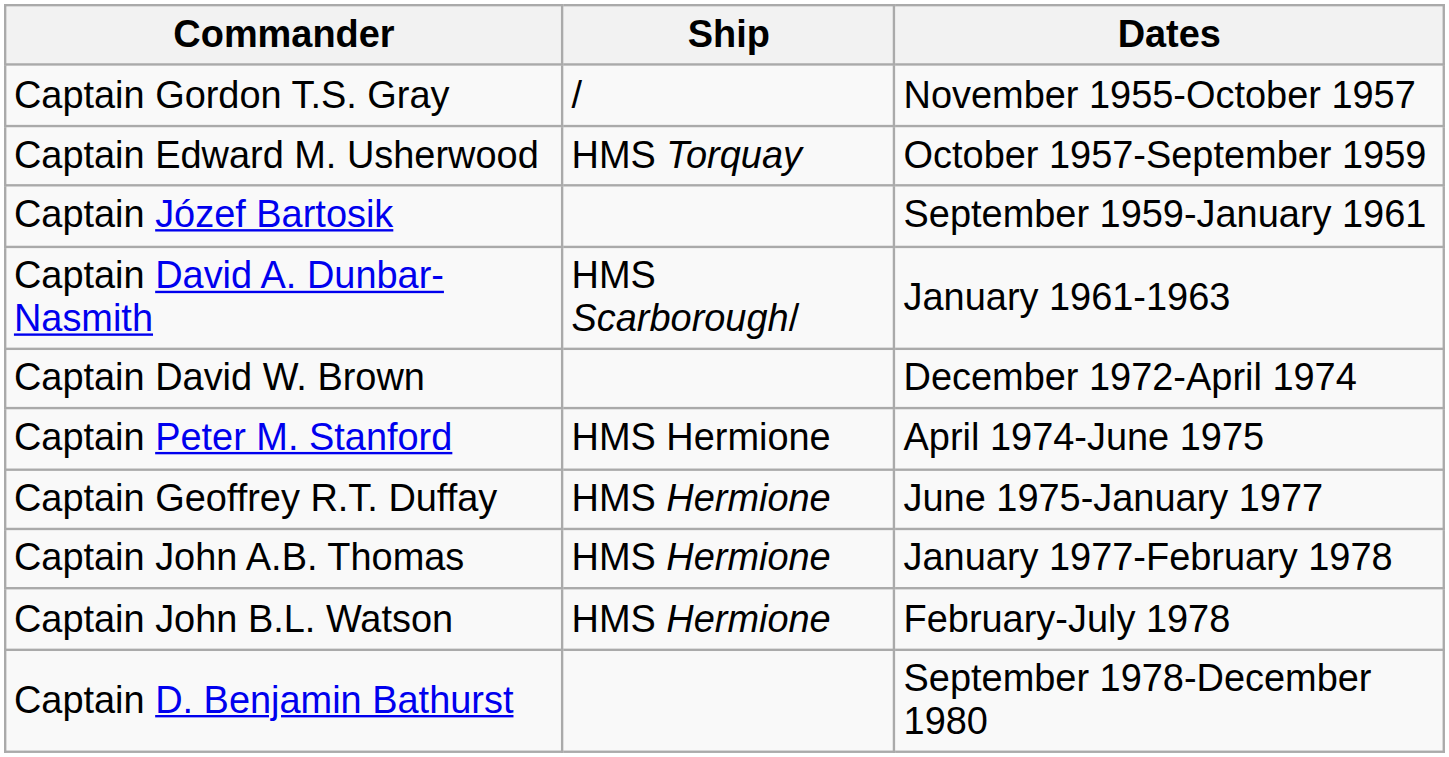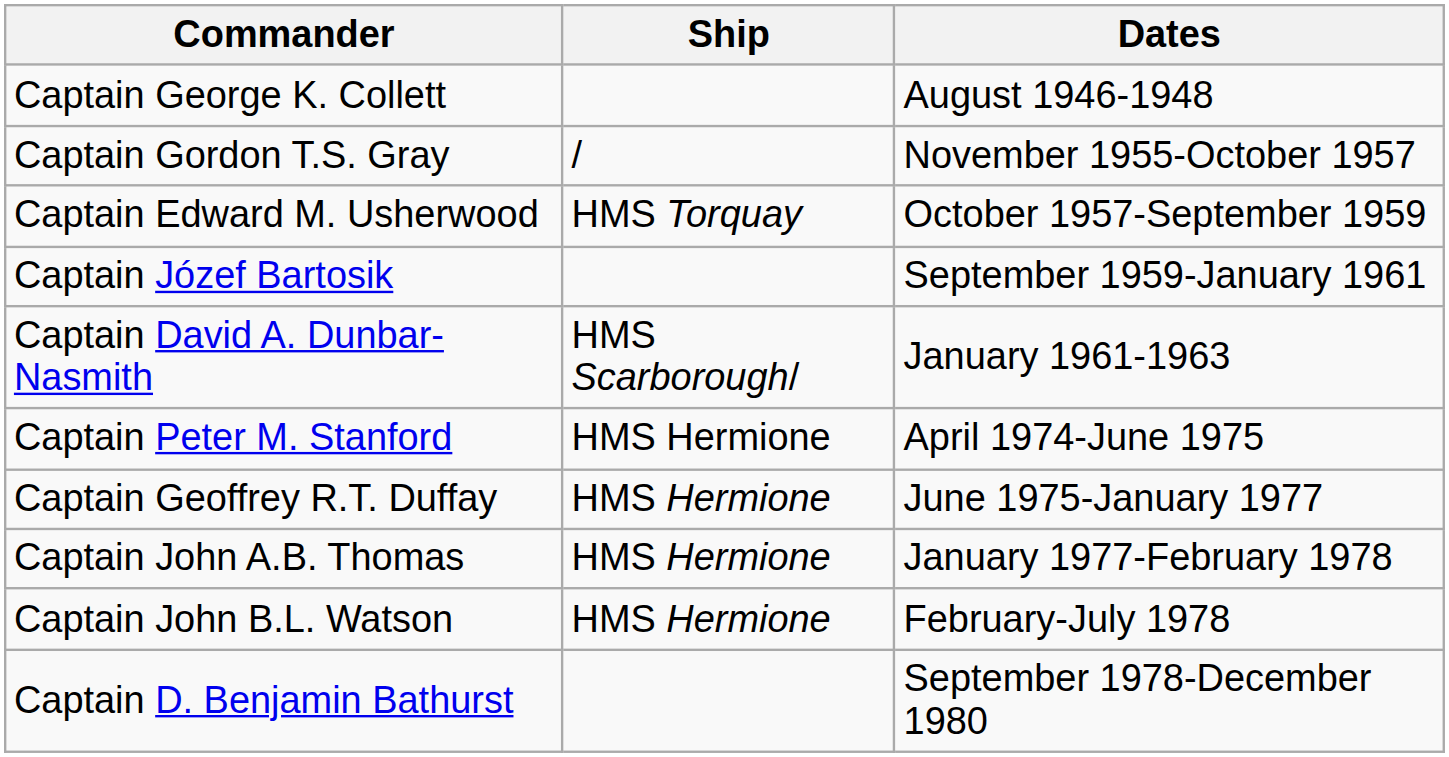+ row: (230, 94)
- row: (219, 377)
